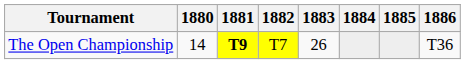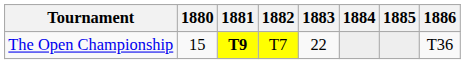(197, 45) 14 -> (197, 45) 15
(319, 45) 26 -> (319, 45) 22
